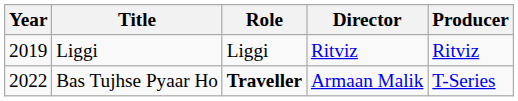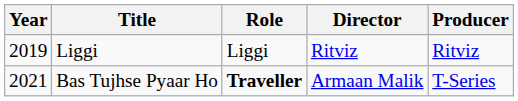(28, 80) 2022 -> (28, 80) 2021
